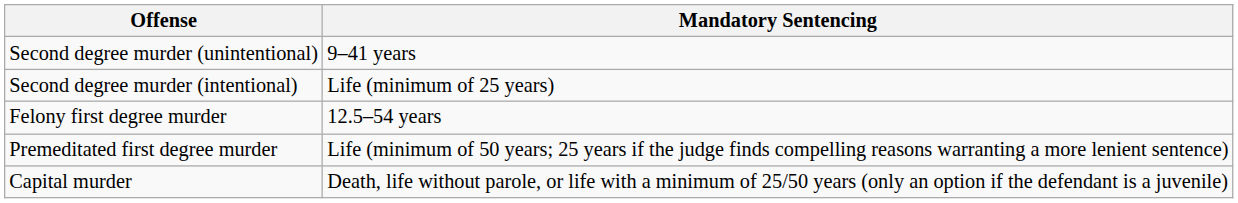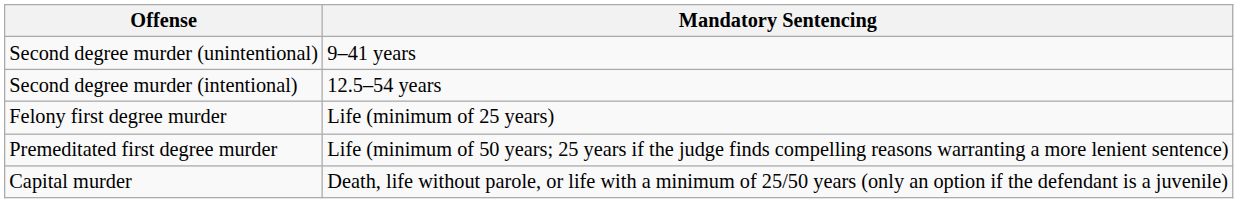(441, 85) Life (minimum of 25 years) -> (384, 85) 12.5–54 years
(384, 117) 12.5–54 years -> (441, 117) Life (minimum of 25 years)
